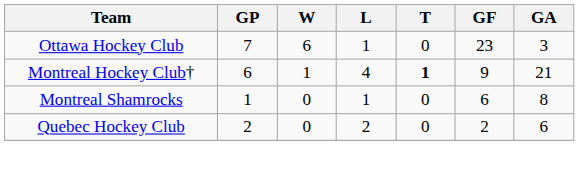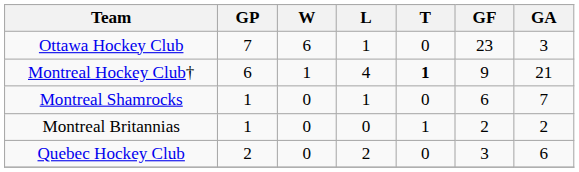(544, 99) 8 -> (544, 99) 7
+ row: (111, 126)
(484, 126) 2 -> (484, 153) 3
